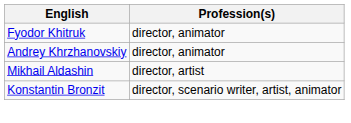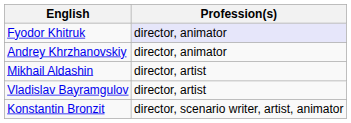(178, 33) no background -> (180, 33) lavender background
+ row: (68, 90)
